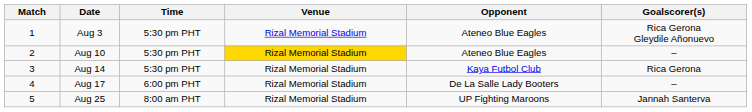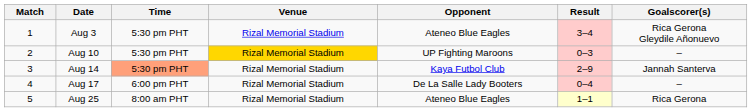+ column: (585, 12)
(504, 54) Ateneo Blue Eagles -> (468, 54) UP Fighting Maroons
(172, 69) no background -> (160, 69) lightsalmon background
(674, 69) Rica Gerona -> (679, 69) Jannah Santerva
(504, 99) UP Fighting Maroons -> (468, 99) Ateneo Blue Eagles
(674, 99) Jannah Santerva -> (679, 99) Rica Gerona
